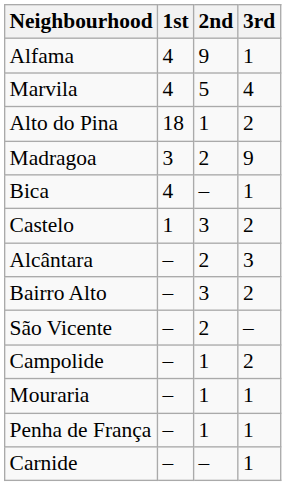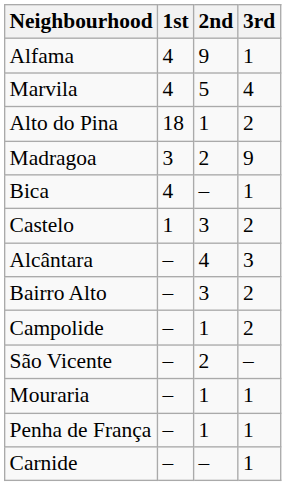(204, 259) 2 -> (204, 259) 4
rows swapped: (61, 327) <-> (57, 361)
